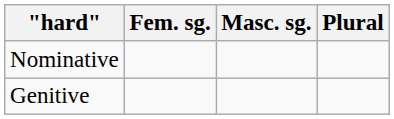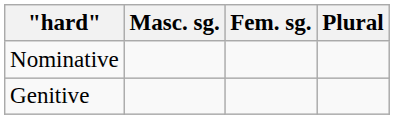columns swapped: (266, 22) <-> (170, 22)
